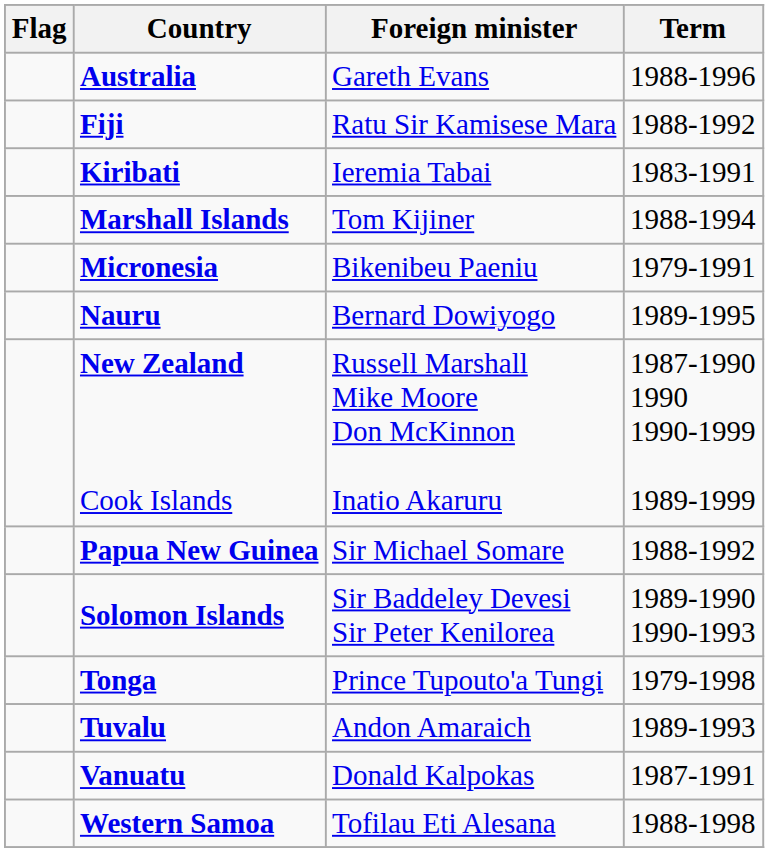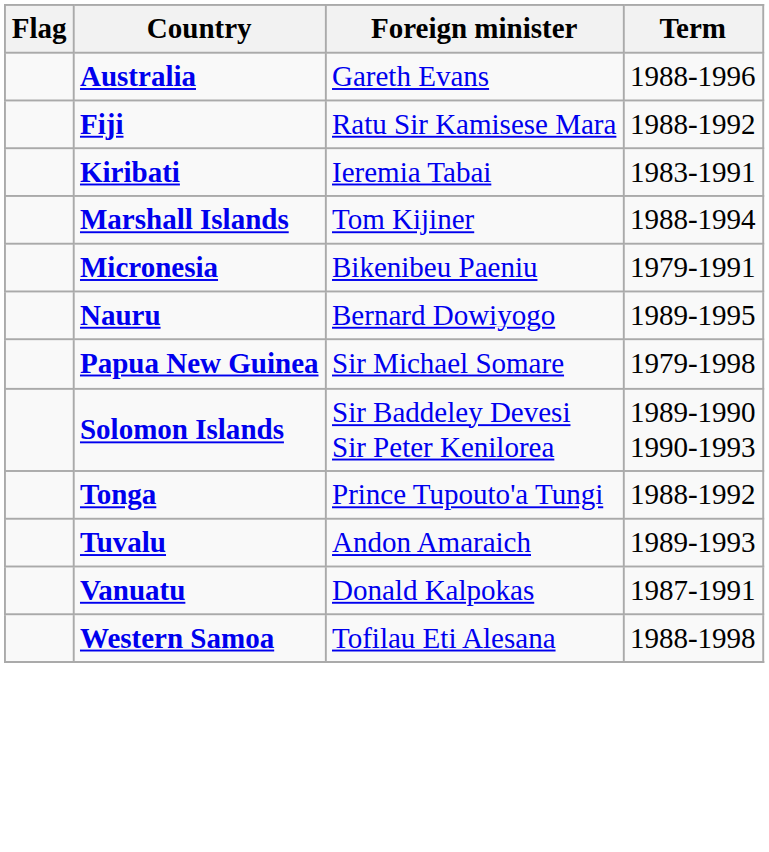- row: (162, 432)
(693, 549) 1988-1992 -> (693, 363) 1979-1998
(693, 679) 1979-1998 -> (693, 493) 1988-1992
